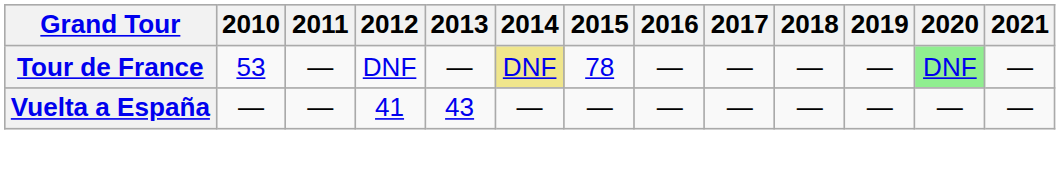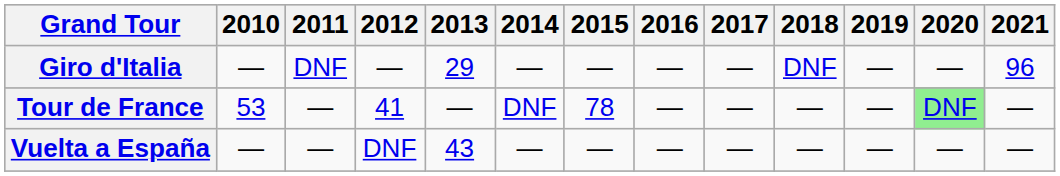+ row: (110, 66)
(390, 66) DNF -> (390, 107) 41
(530, 66) khaki background -> (530, 107) no background
(390, 107) 41 -> (390, 149) DNF
